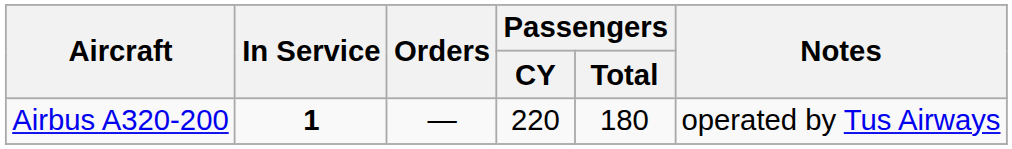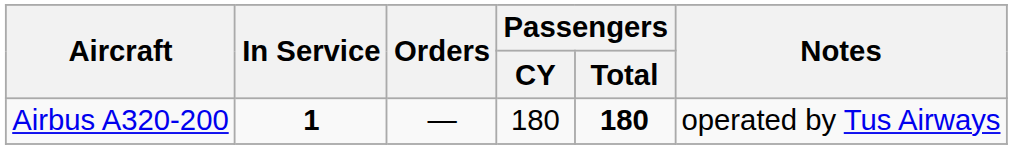(535, 120) 220 -> (535, 120) 180
(624, 120) normal -> (624, 120) bold
